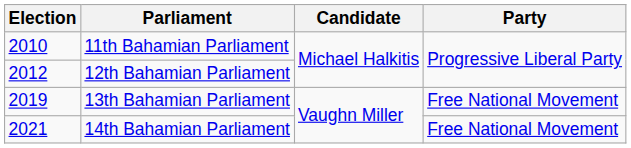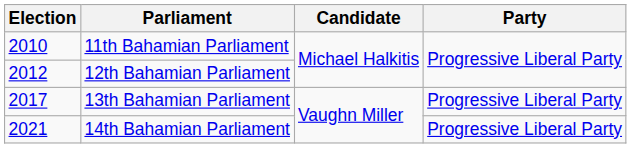(28, 101) 2019 -> (28, 101) 2017
(523, 101) Free National Movement -> (525, 101) Progressive Liberal Party
(523, 128) Free National Movement -> (525, 128) Progressive Liberal Party
